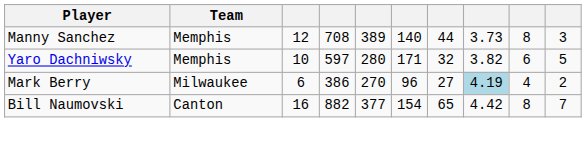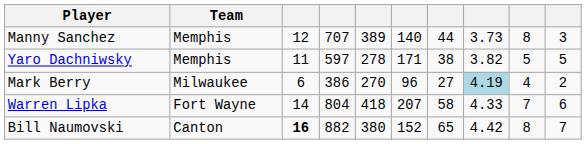(337, 38) 708 -> (337, 38) 707
(301, 61) 10 -> (301, 61) 11
(373, 61) 280 -> (373, 61) 278
(446, 61) 32 -> (446, 61) 38
(527, 61) 6 -> (527, 61) 5
+ row: (57, 106)
(301, 106) normal -> (301, 128) bold
(373, 106) 377 -> (373, 128) 380
(409, 106) 154 -> (409, 128) 152
